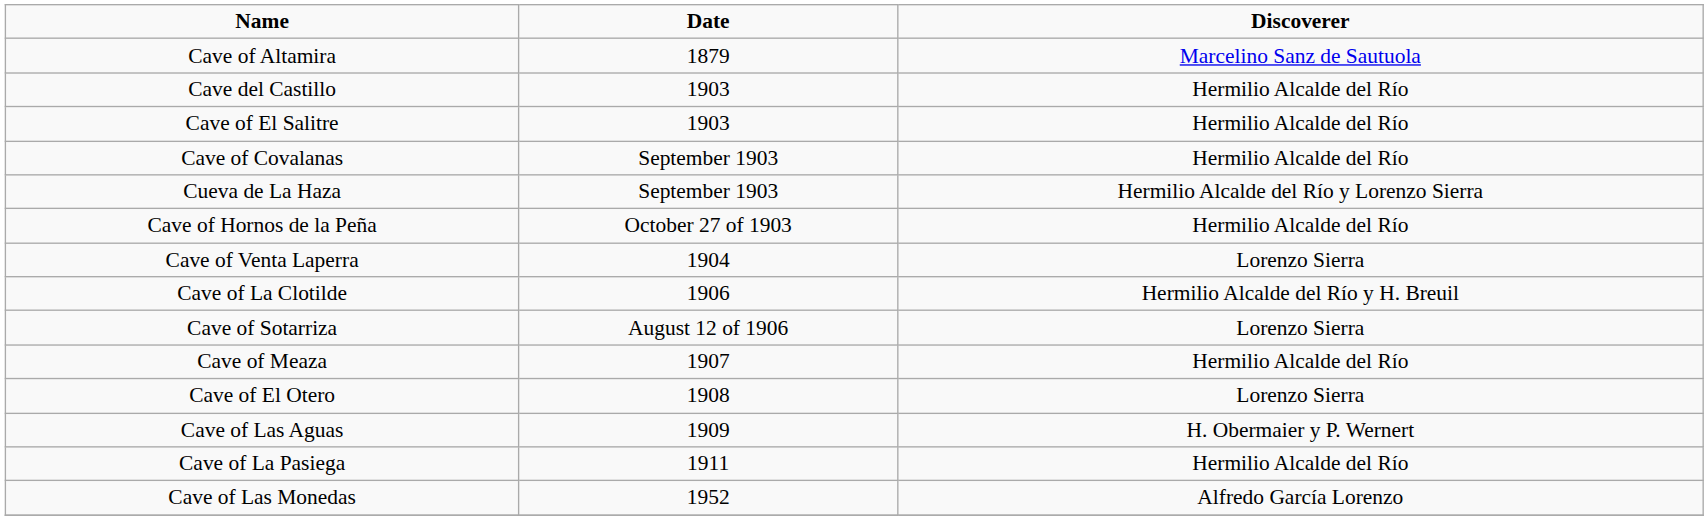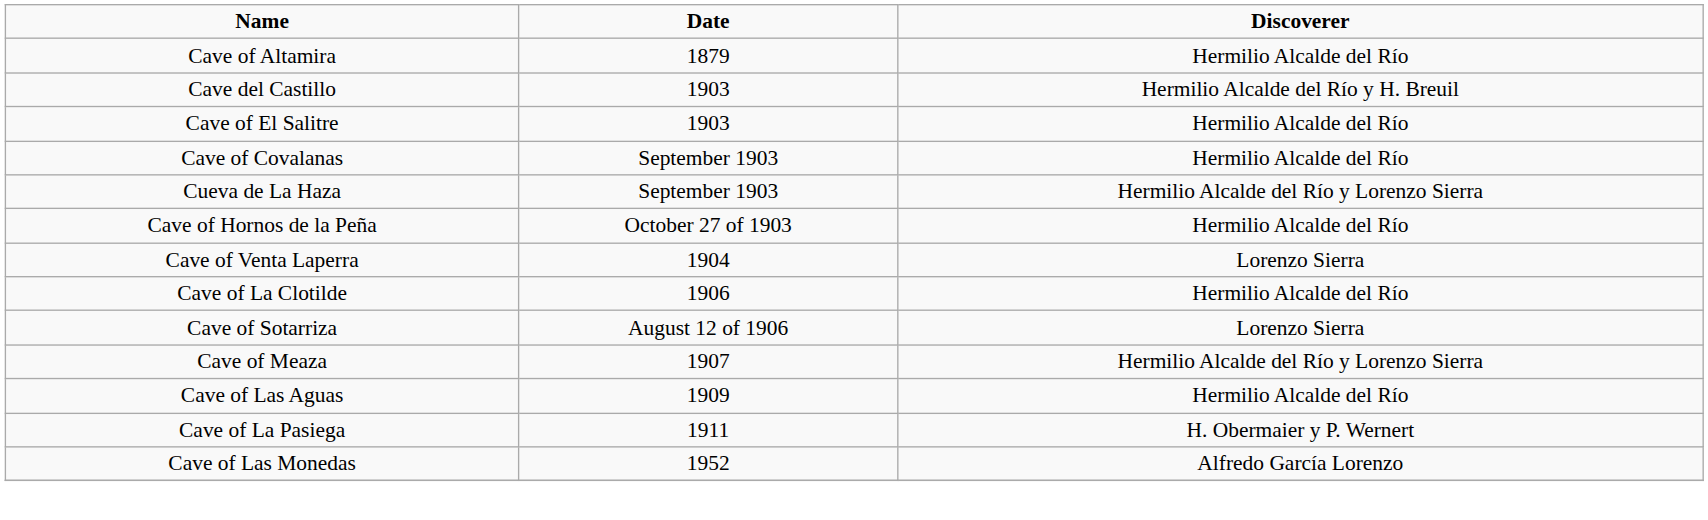(1300, 55) Marcelino Sanz de Sautuola -> (1300, 55) Hermilio Alcalde del Río
(1300, 89) Hermilio Alcalde del Río -> (1300, 89) Hermilio Alcalde del Río y H. Breuil
(1300, 293) Hermilio Alcalde del Río y H. Breuil -> (1300, 293) Hermilio Alcalde del Río
(1300, 361) Hermilio Alcalde del Río -> (1300, 361) Hermilio Alcalde del Río y Lorenzo Sierra
- row: (262, 395)
(1300, 429) H. Obermaier y P. Wernert -> (1300, 395) Hermilio Alcalde del Río
(1300, 463) Hermilio Alcalde del Río -> (1300, 429) H. Obermaier y P. Wernert
